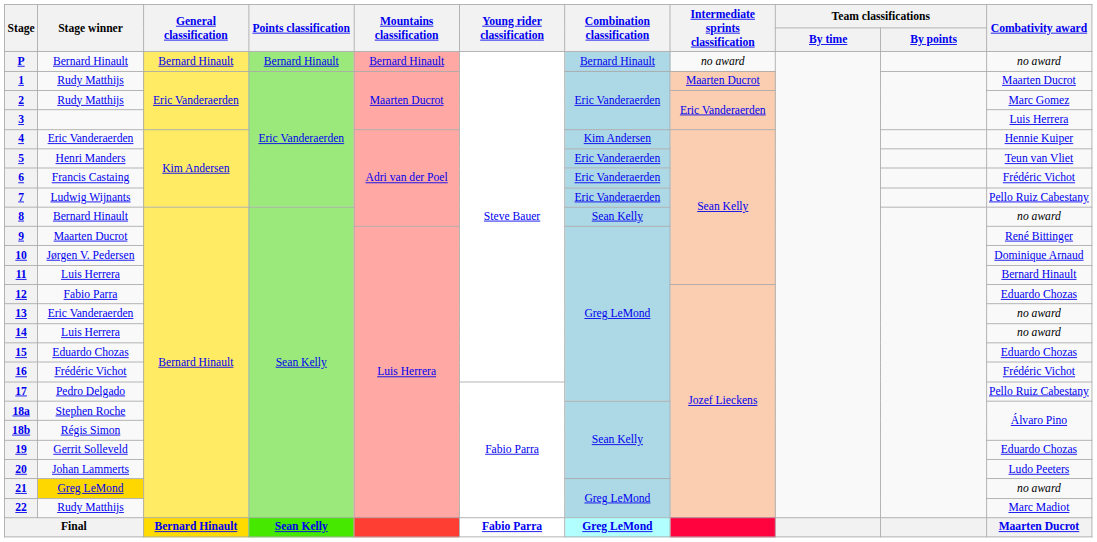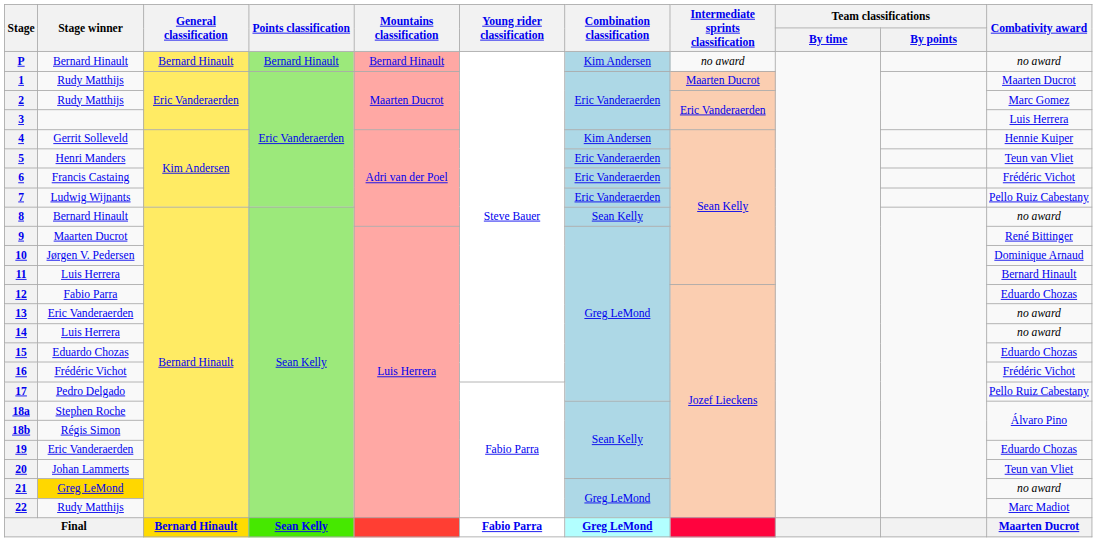(617, 61) Bernard Hinault -> (617, 61) Kim Andersen
(91, 139) Eric Vanderaerden -> (91, 139) Gerrit Solleveld
(91, 450) Gerrit Solleveld -> (91, 450) Eric Vanderaerden
(1039, 469) Ludo Peeters -> (1039, 469) Teun van Vliet
